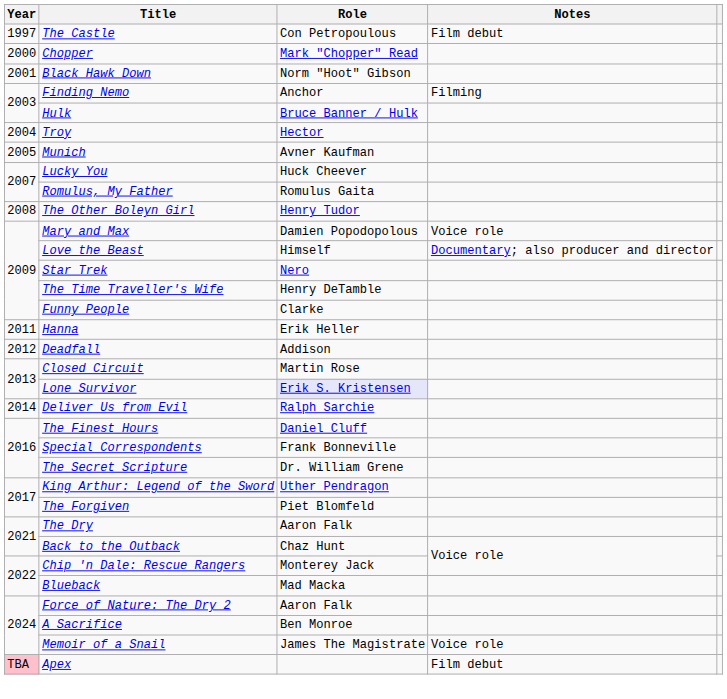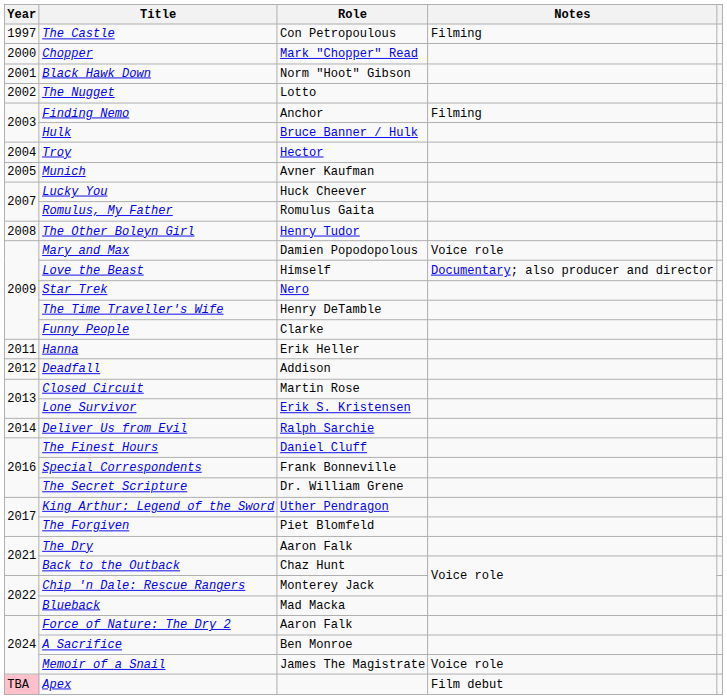(467, 34) Film debut -> (456, 34) Filming
+ row: (78, 93)
(345, 389) lavender background -> (345, 408) no background
